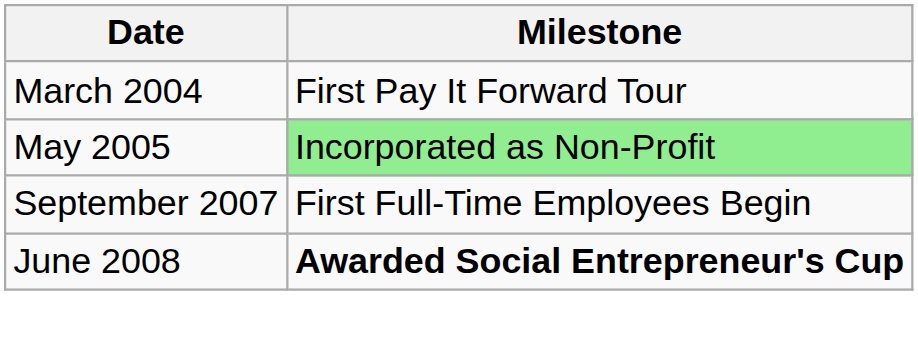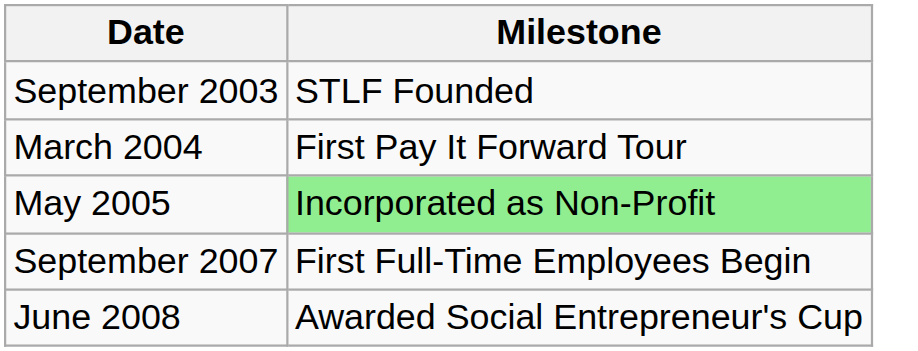+ row: (146, 89)
(600, 260) bold -> (579, 317) normal
